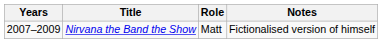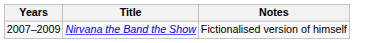- column: (212, 13)
